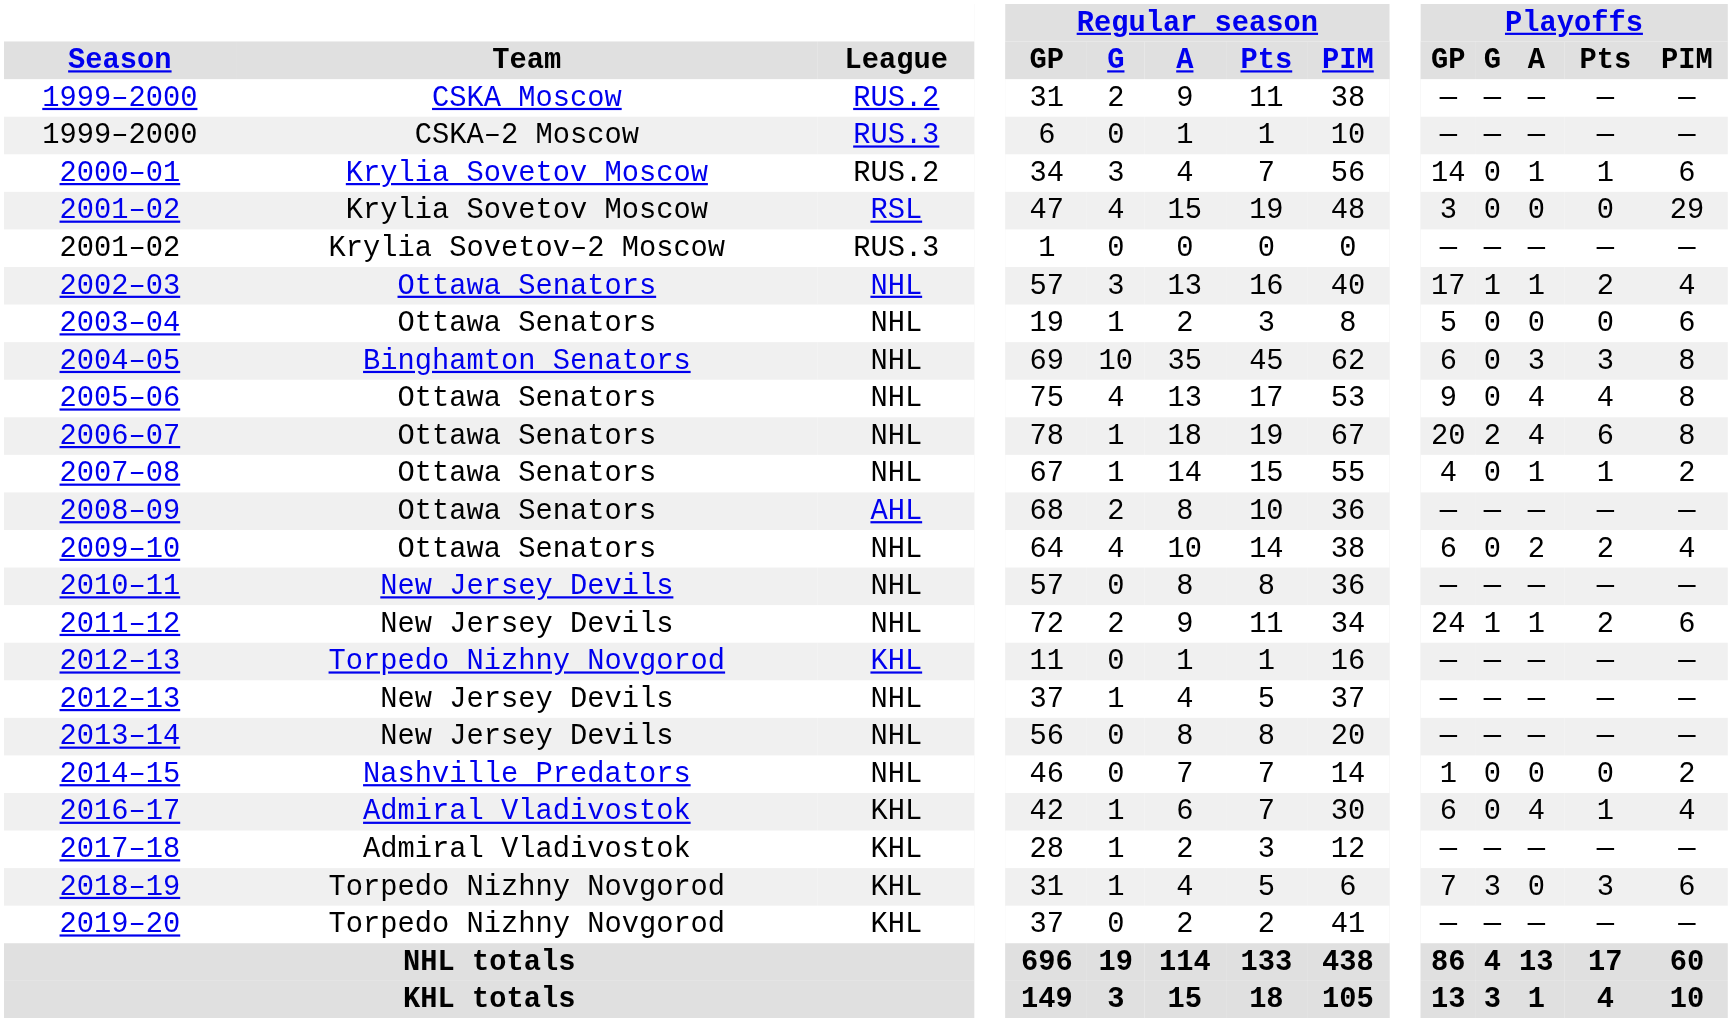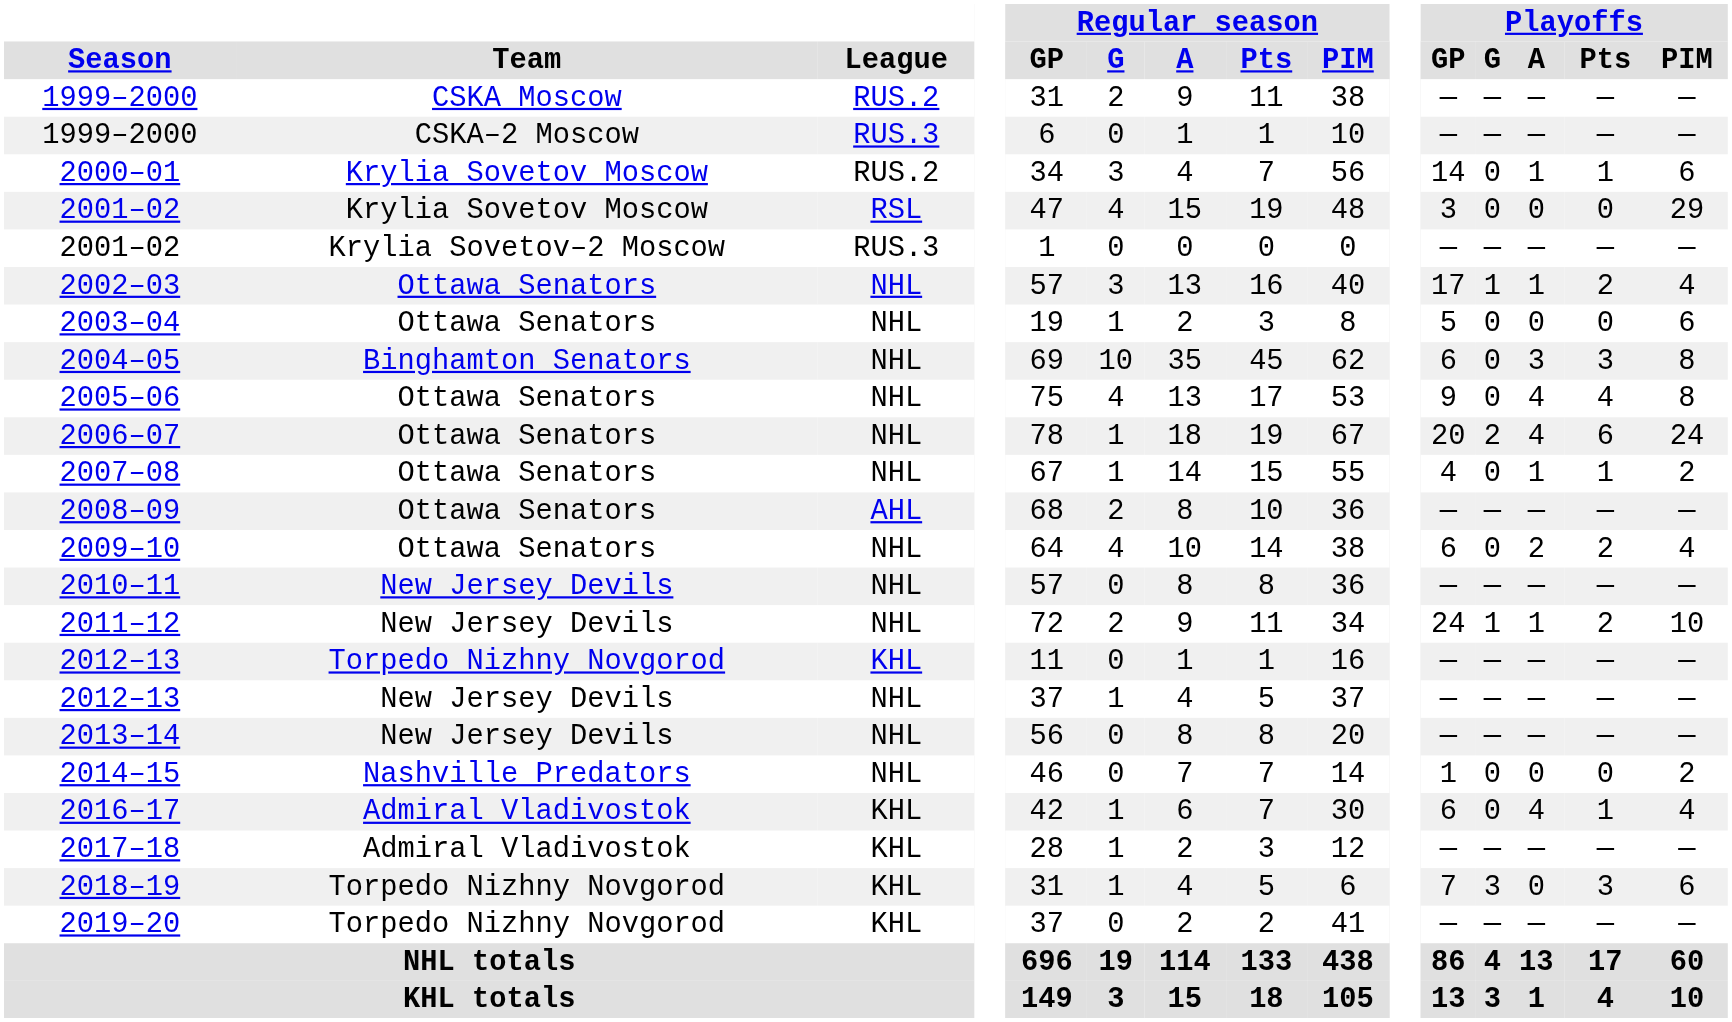(1687, 436) 8 -> (1687, 436) 24
(1687, 624) 6 -> (1687, 624) 10
